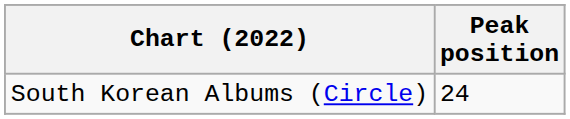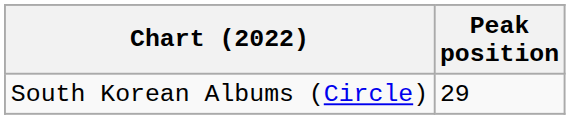(455, 94) 24 -> (455, 94) 29
